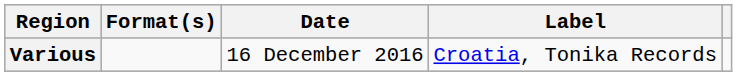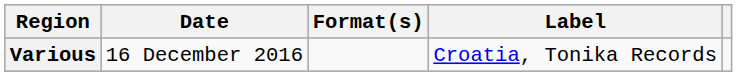columns swapped: (325, 22) <-> (161, 22)
